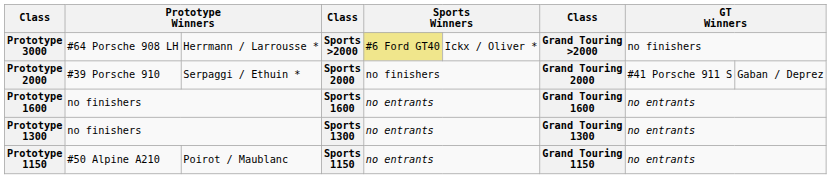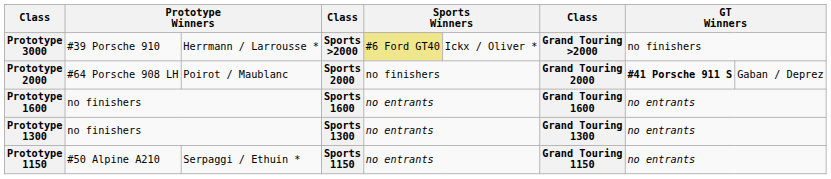(123, 47) #64 Porsche 908 LH -> (114, 47) #39 Porsche 910
(114, 75) #39 Porsche 910 -> (123, 75) #64 Porsche 908 LH
(242, 75) Serpaggi / Ethuin * -> (236, 75) Poirot / Maublanc
(680, 75) normal -> (680, 75) bold
(236, 160) Poirot / Maublanc -> (242, 160) Serpaggi / Ethuin *
